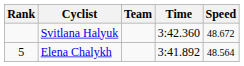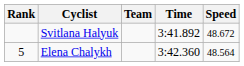(179, 33) 3:42.360 -> (179, 33) 3:41.892
(179, 52) 3:41.892 -> (179, 52) 3:42.360
